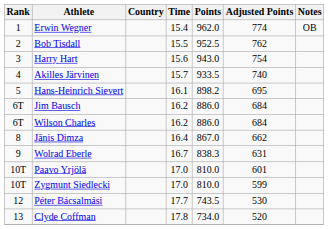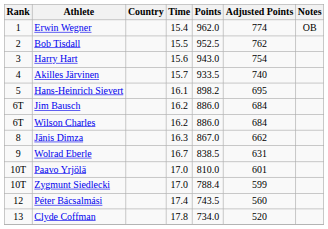(179, 138) 16.4 -> (179, 138) 16.3
(208, 153) 838.3 -> (208, 153) 838.5
(208, 185) 810.0 -> (208, 185) 788.4
(179, 201) 17.7 -> (179, 201) 17.4
(260, 201) 530 -> (260, 201) 560
